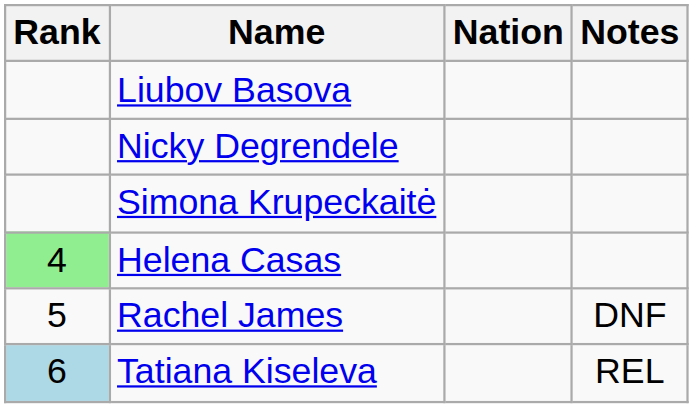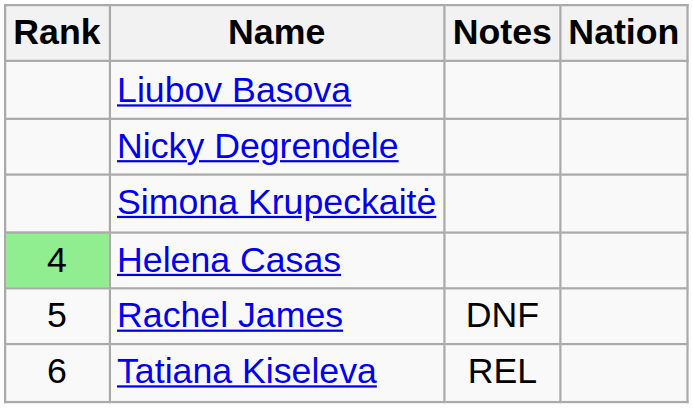columns swapped: (508, 32) <-> (630, 32)
(57, 372) lightblue background -> (57, 372) no background
